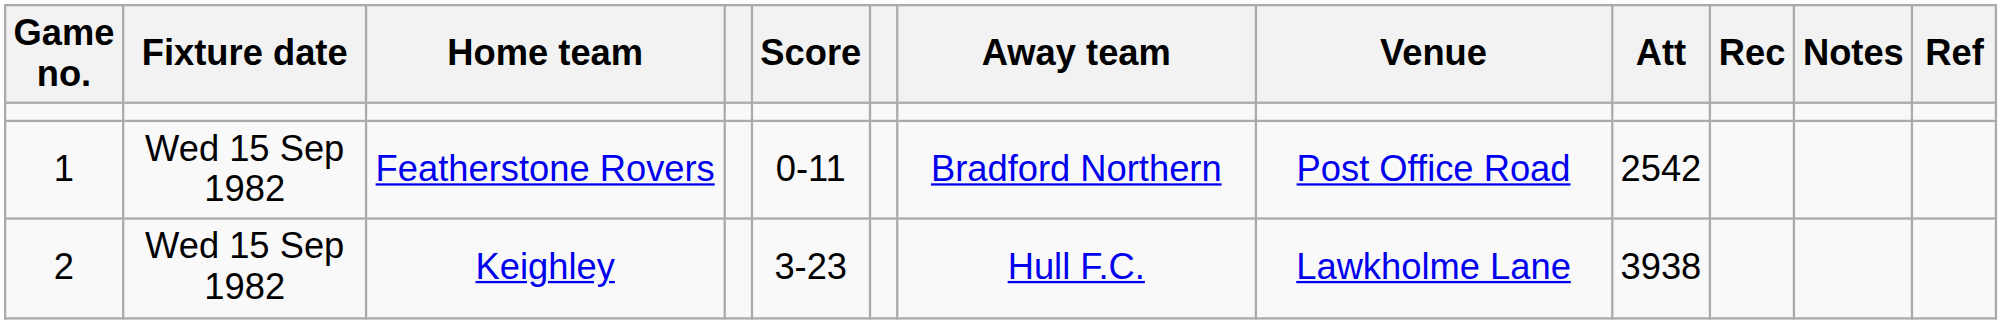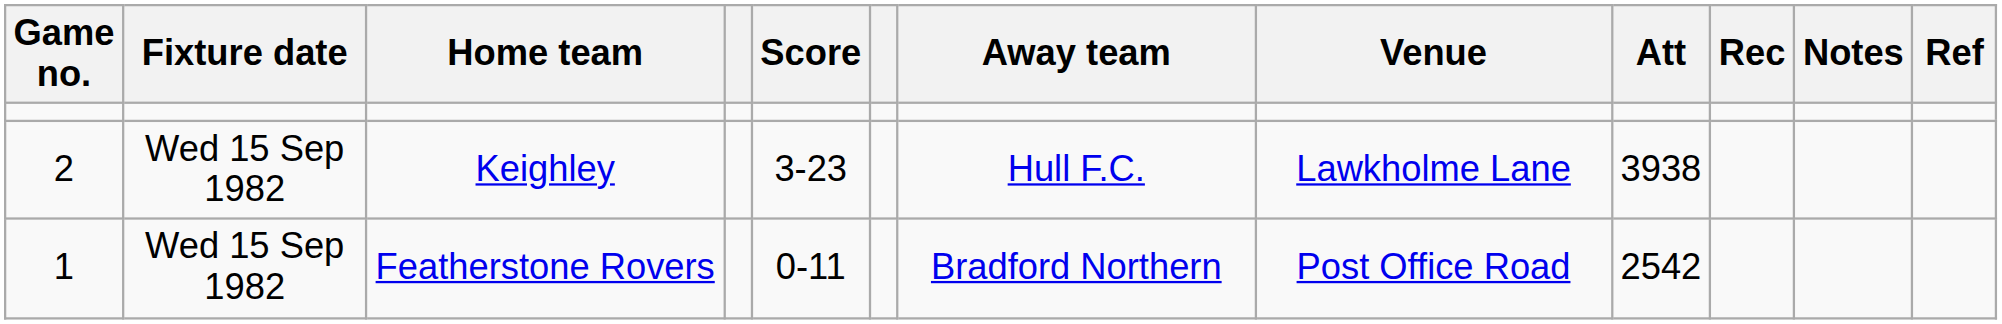rows swapped: (545, 168) <-> (545, 267)
